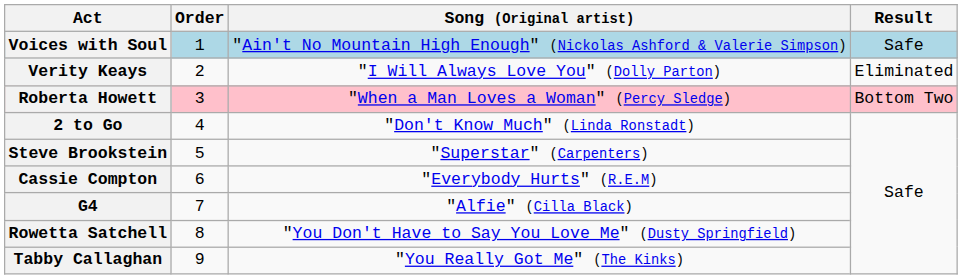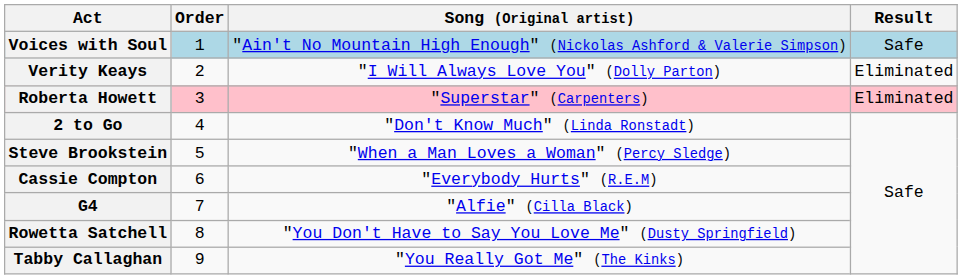(539, 99) "When a Man Loves a Woman" (Percy Sledge) -> (539, 99) "Superstar" (Carpenters)
(904, 99) Bottom Two -> (904, 99) Eliminated
(539, 153) "Superstar" (Carpenters) -> (539, 153) "When a Man Loves a Woman" (Percy Sledge)
